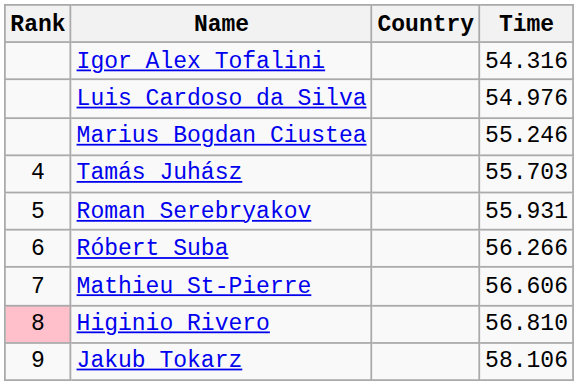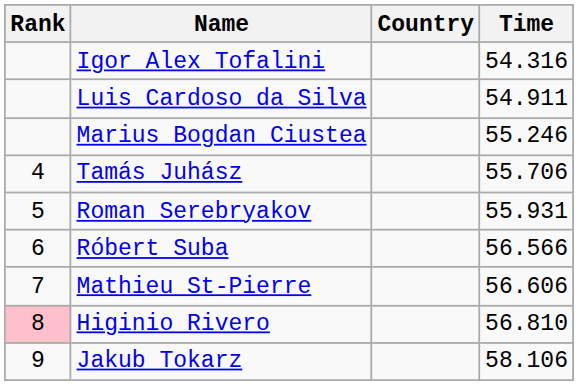(527, 99) 54.976 -> (527, 99) 54.911
(527, 174) 55.703 -> (527, 174) 55.706
(527, 249) 56.266 -> (527, 249) 56.566
